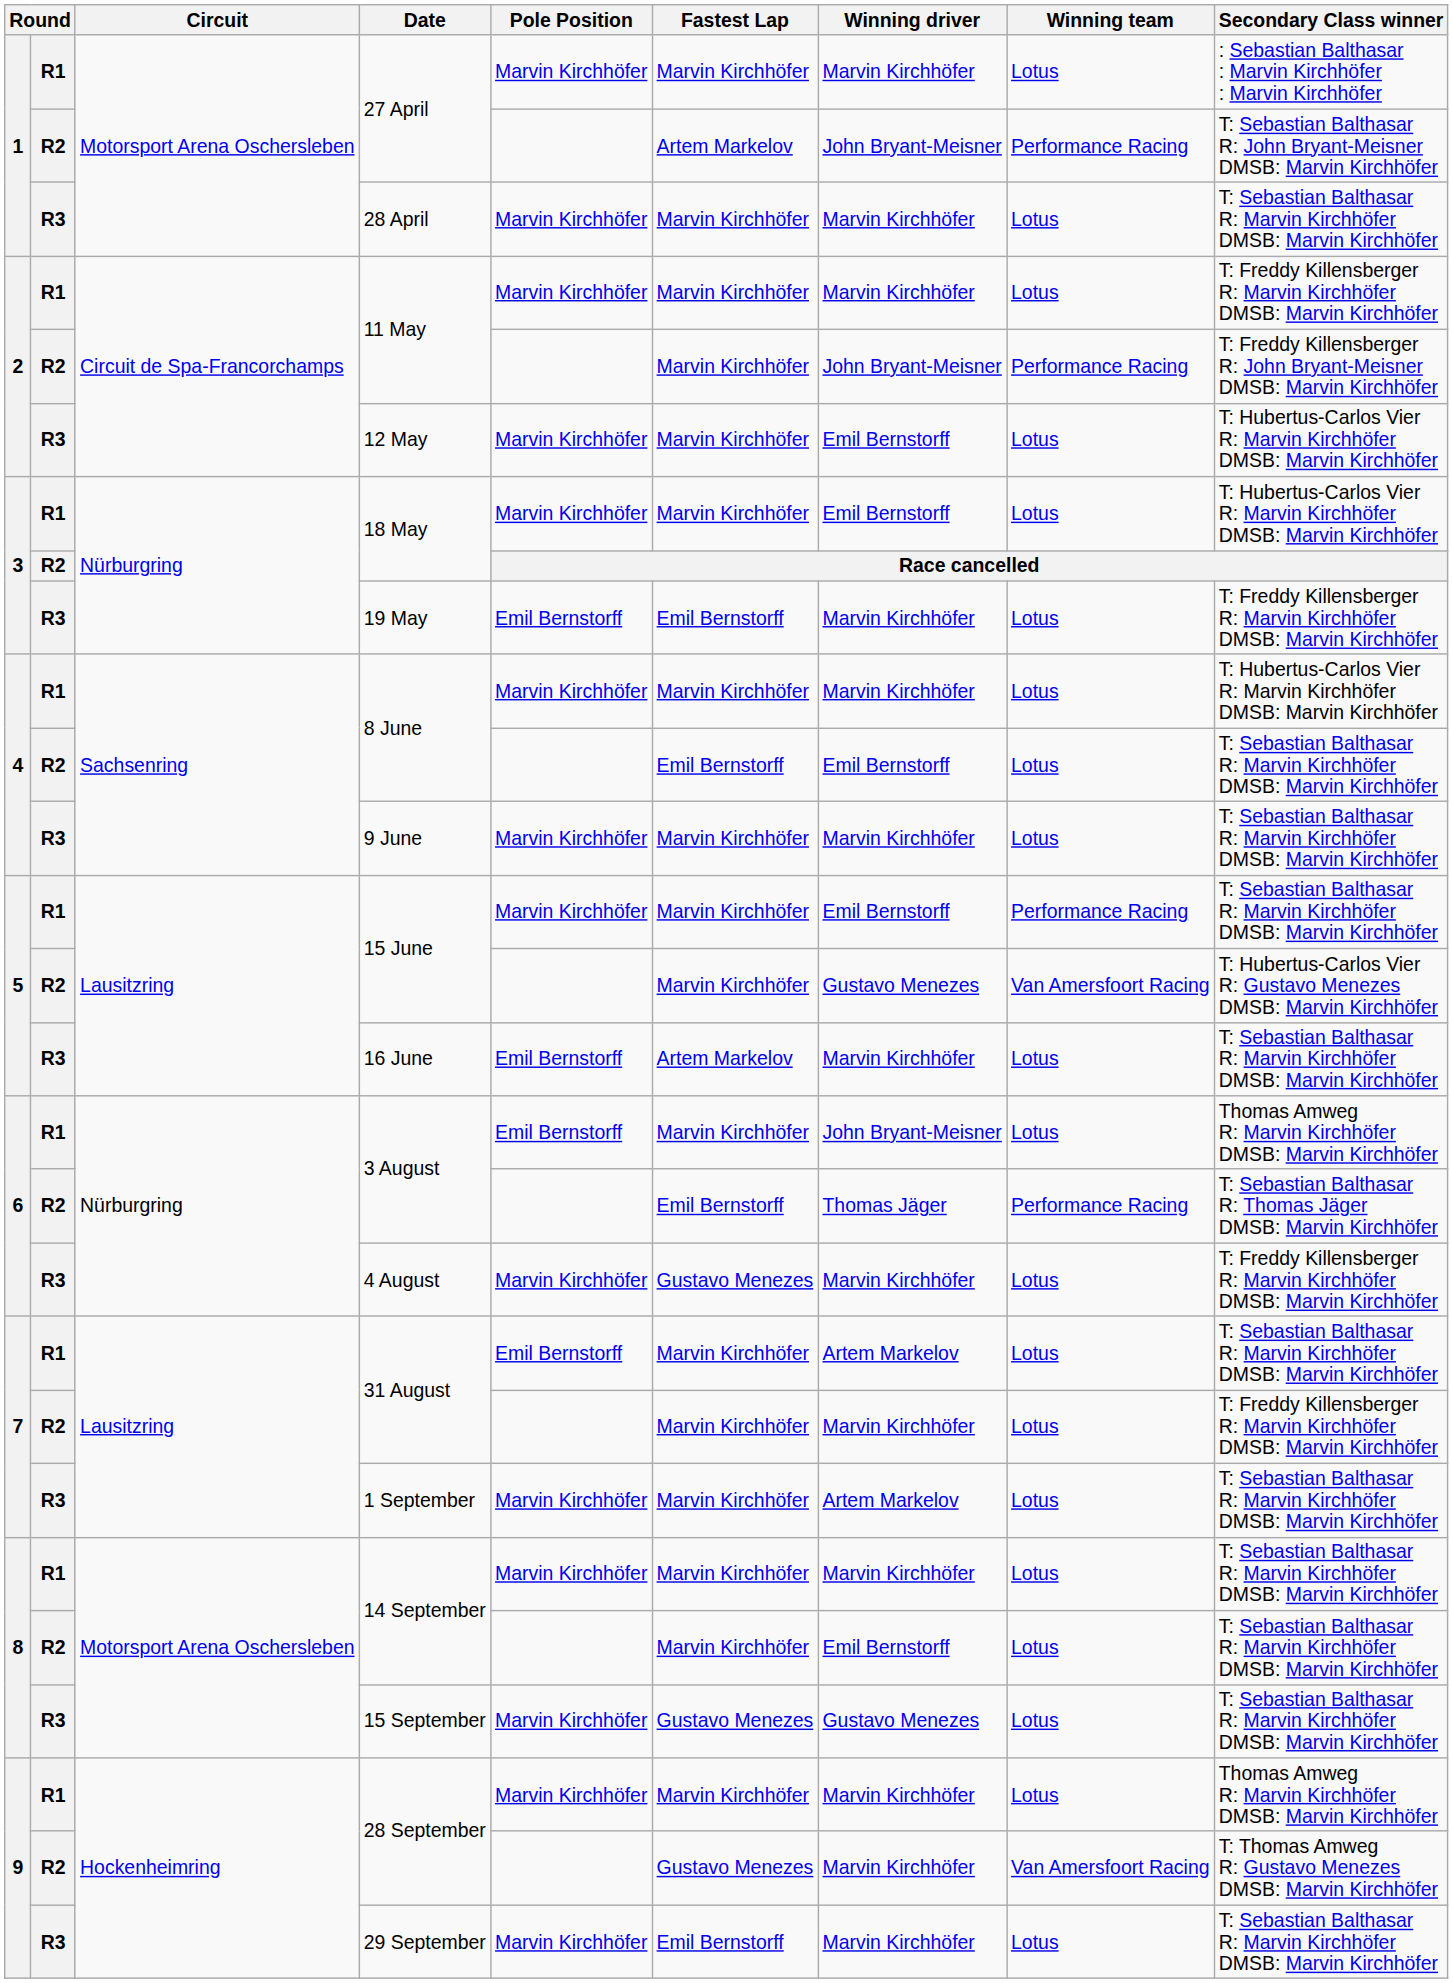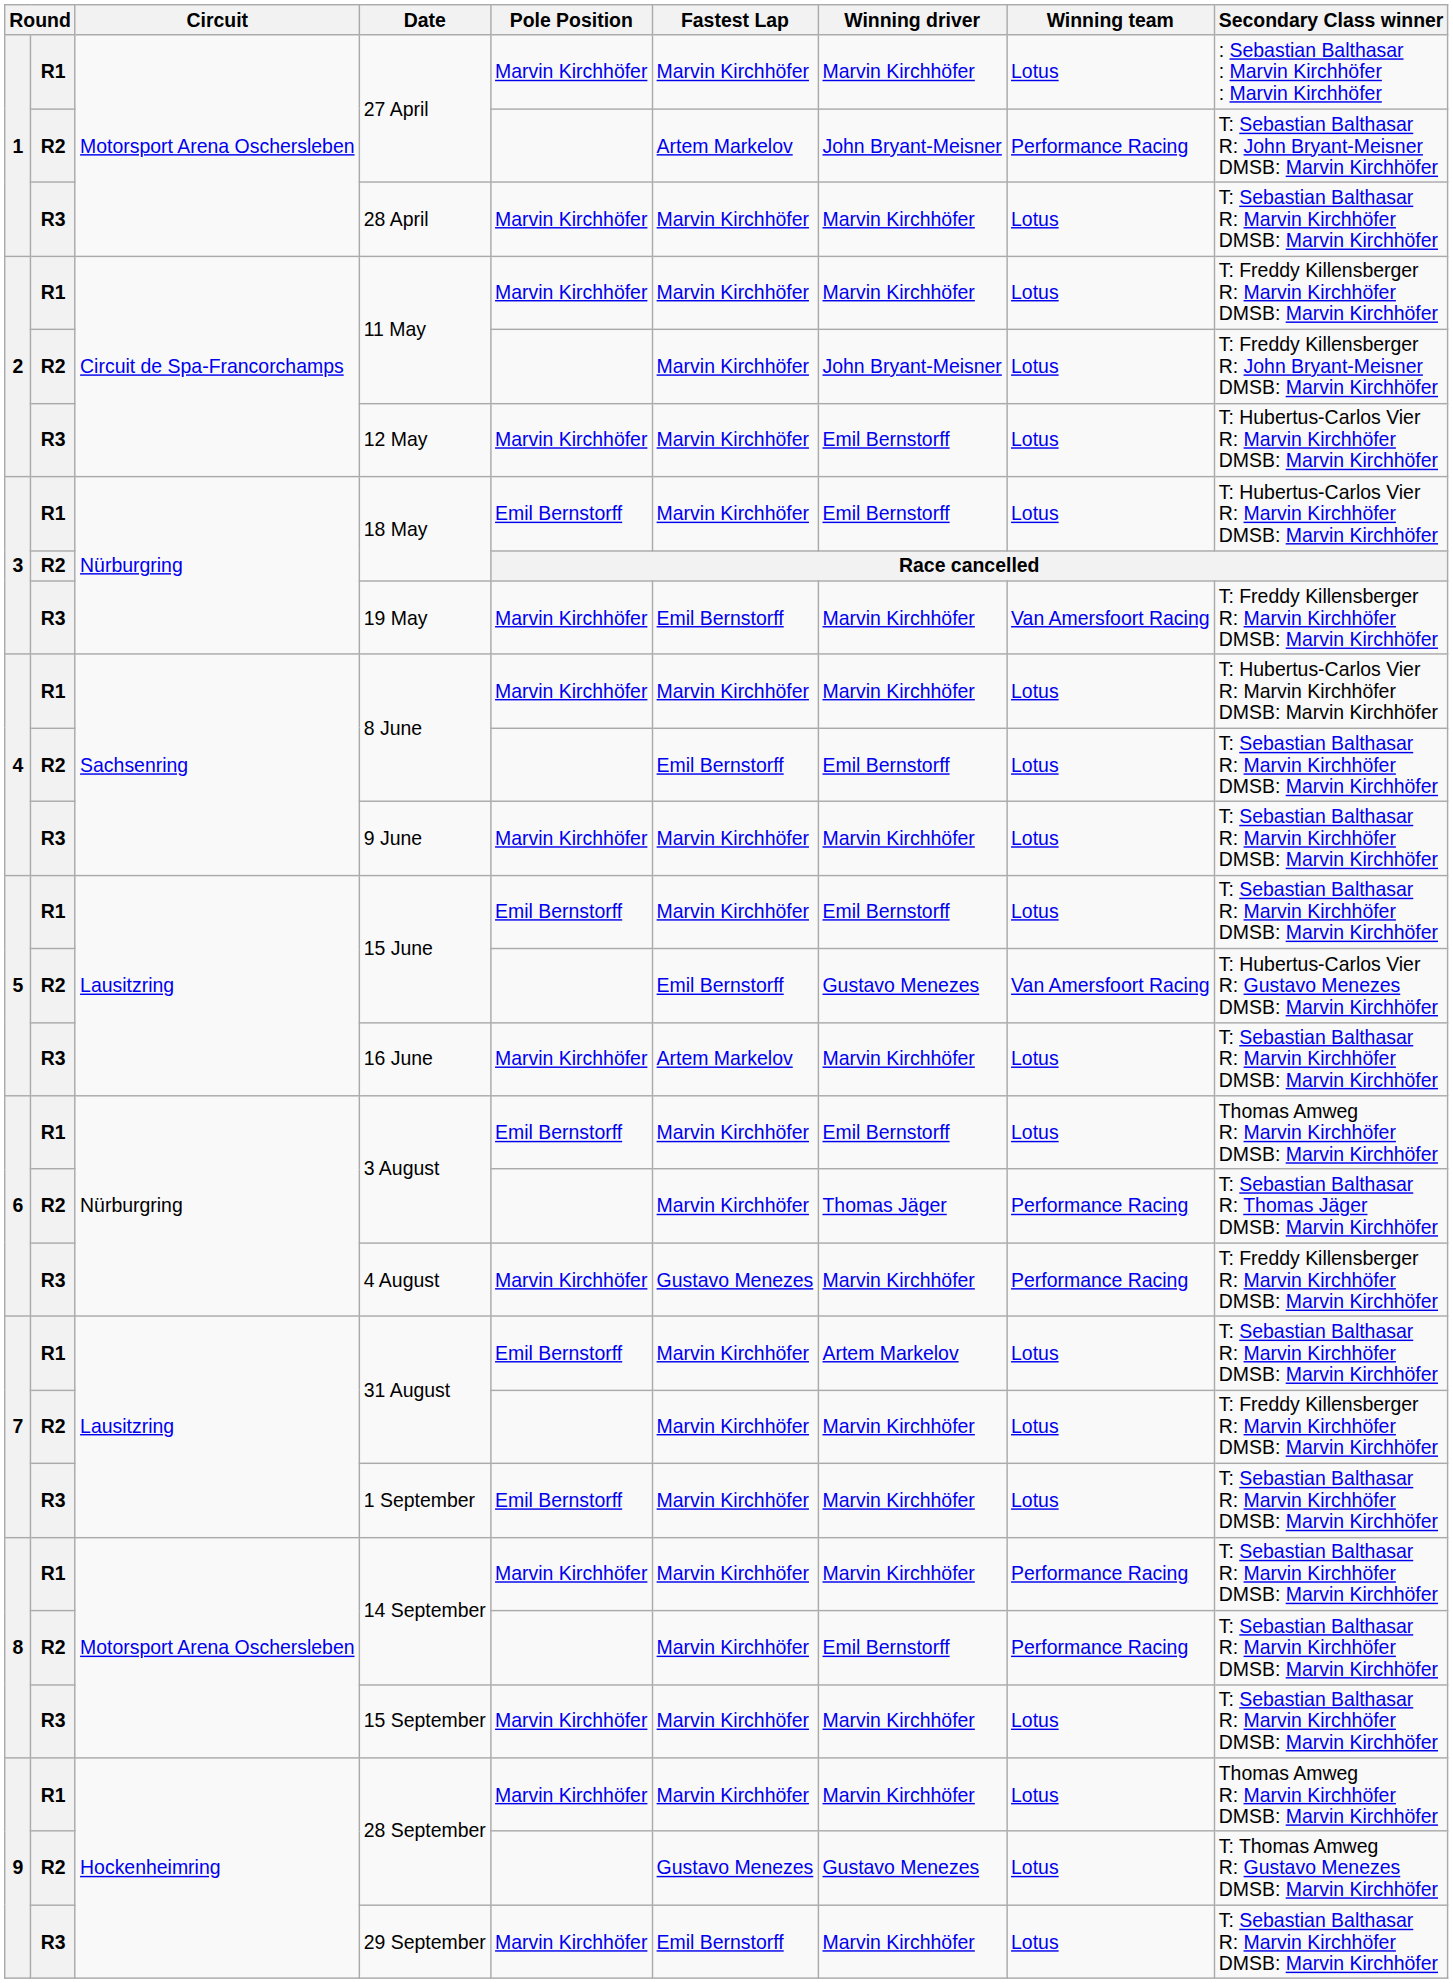(1100, 366) Performance Racing -> (1035, 366) Lotus
(571, 513) Marvin Kirchhöfer -> (559, 513) Emil Bernstorff
(559, 617) Emil Bernstorff -> (571, 617) Marvin Kirchhöfer
(1035, 617) Lotus -> (1110, 617) Van Amersfoort Racing
(571, 912) Marvin Kirchhöfer -> (559, 912) Emil Bernstorff
(1100, 912) Performance Racing -> (1035, 912) Lotus
(733, 985) Marvin Kirchhöfer -> (720, 985) Emil Bernstorff
(559, 1059) Emil Bernstorff -> (571, 1059) Marvin Kirchhöfer
(912, 1132) John Bryant-Meisner -> (886, 1132) Emil Bernstorff
(720, 1206) Emil Bernstorff -> (733, 1206) Marvin Kirchhöfer
(1035, 1279) Lotus -> (1100, 1279) Performance Racing
(571, 1500) Marvin Kirchhöfer -> (559, 1500) Emil Bernstorff
(891, 1500) Artem Markelov -> (899, 1500) Marvin Kirchhöfer
(1035, 1574) Lotus -> (1100, 1574) Performance Racing
(1035, 1647) Lotus -> (1100, 1647) Performance Racing
(735, 1721) Gustavo Menezes -> (733, 1721) Marvin Kirchhöfer
(901, 1721) Gustavo Menezes -> (899, 1721) Marvin Kirchhöfer
(899, 1868) Marvin Kirchhöfer -> (901, 1868) Gustavo Menezes
(1110, 1868) Van Amersfoort Racing -> (1035, 1868) Lotus
